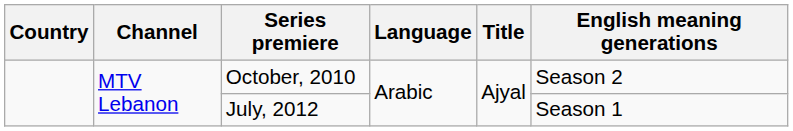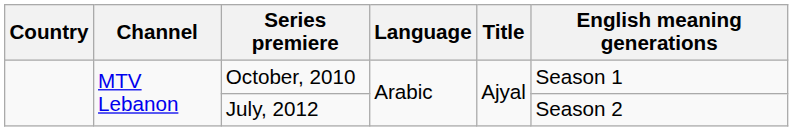(579, 76) Season 2 -> (579, 76) Season 1
(579, 109) Season 1 -> (579, 109) Season 2
